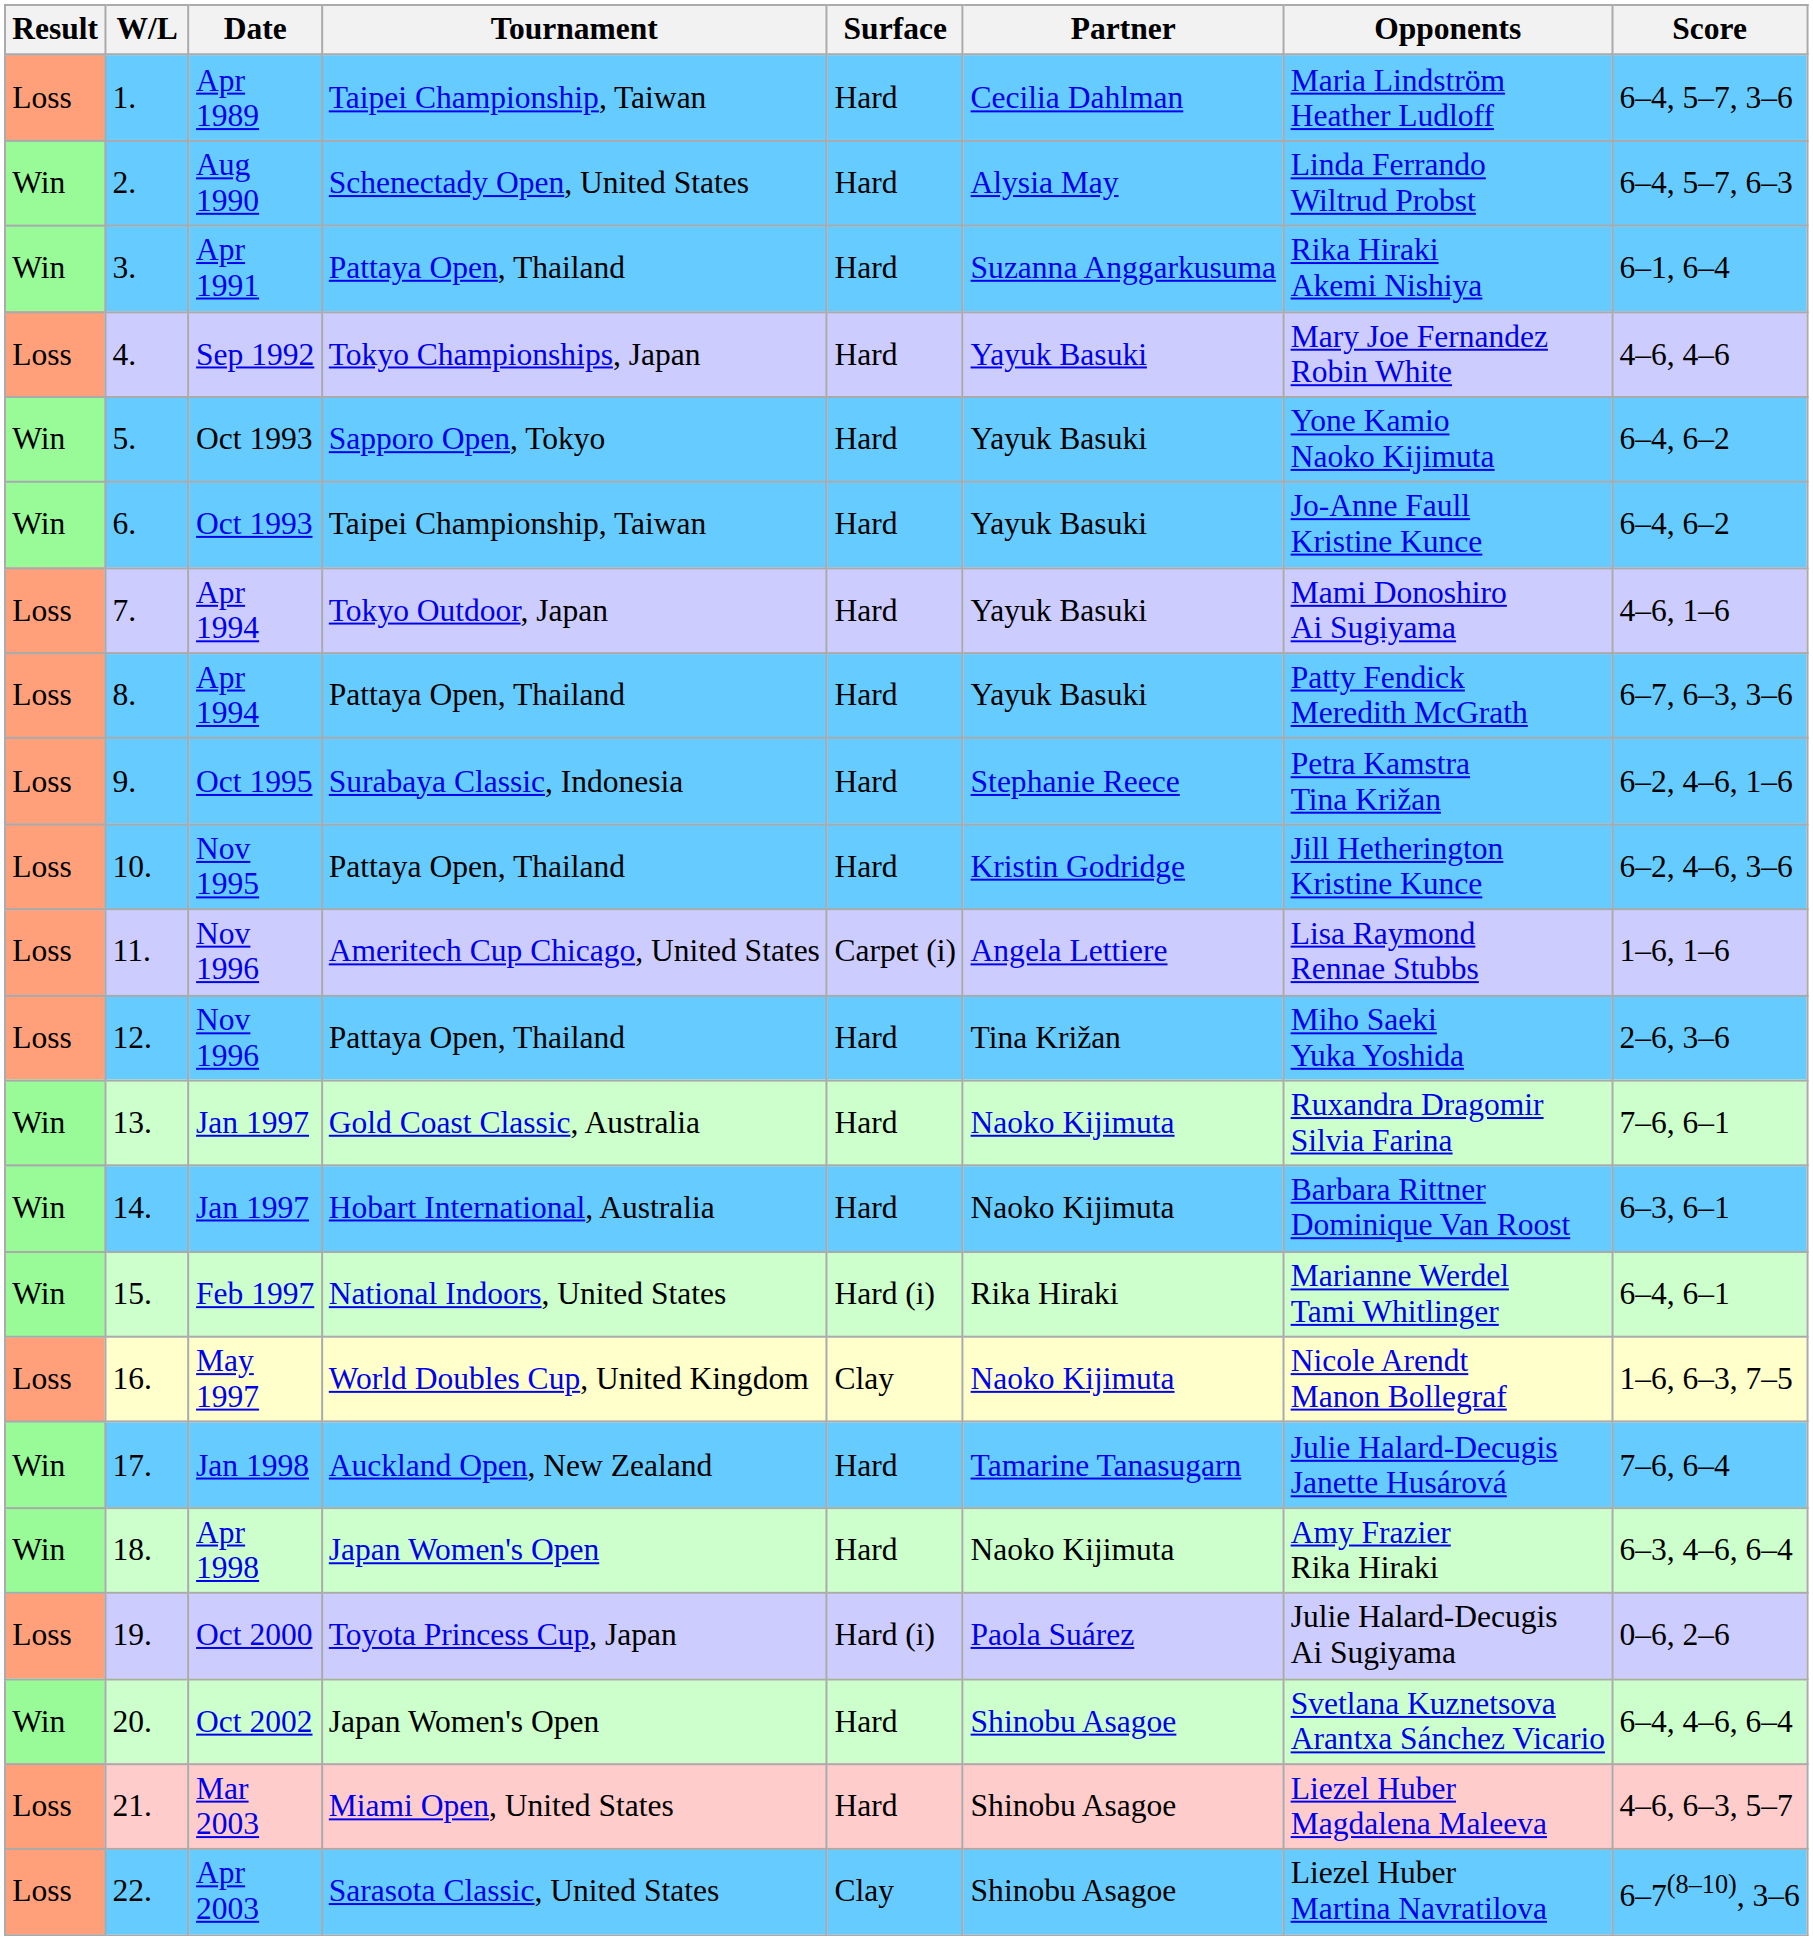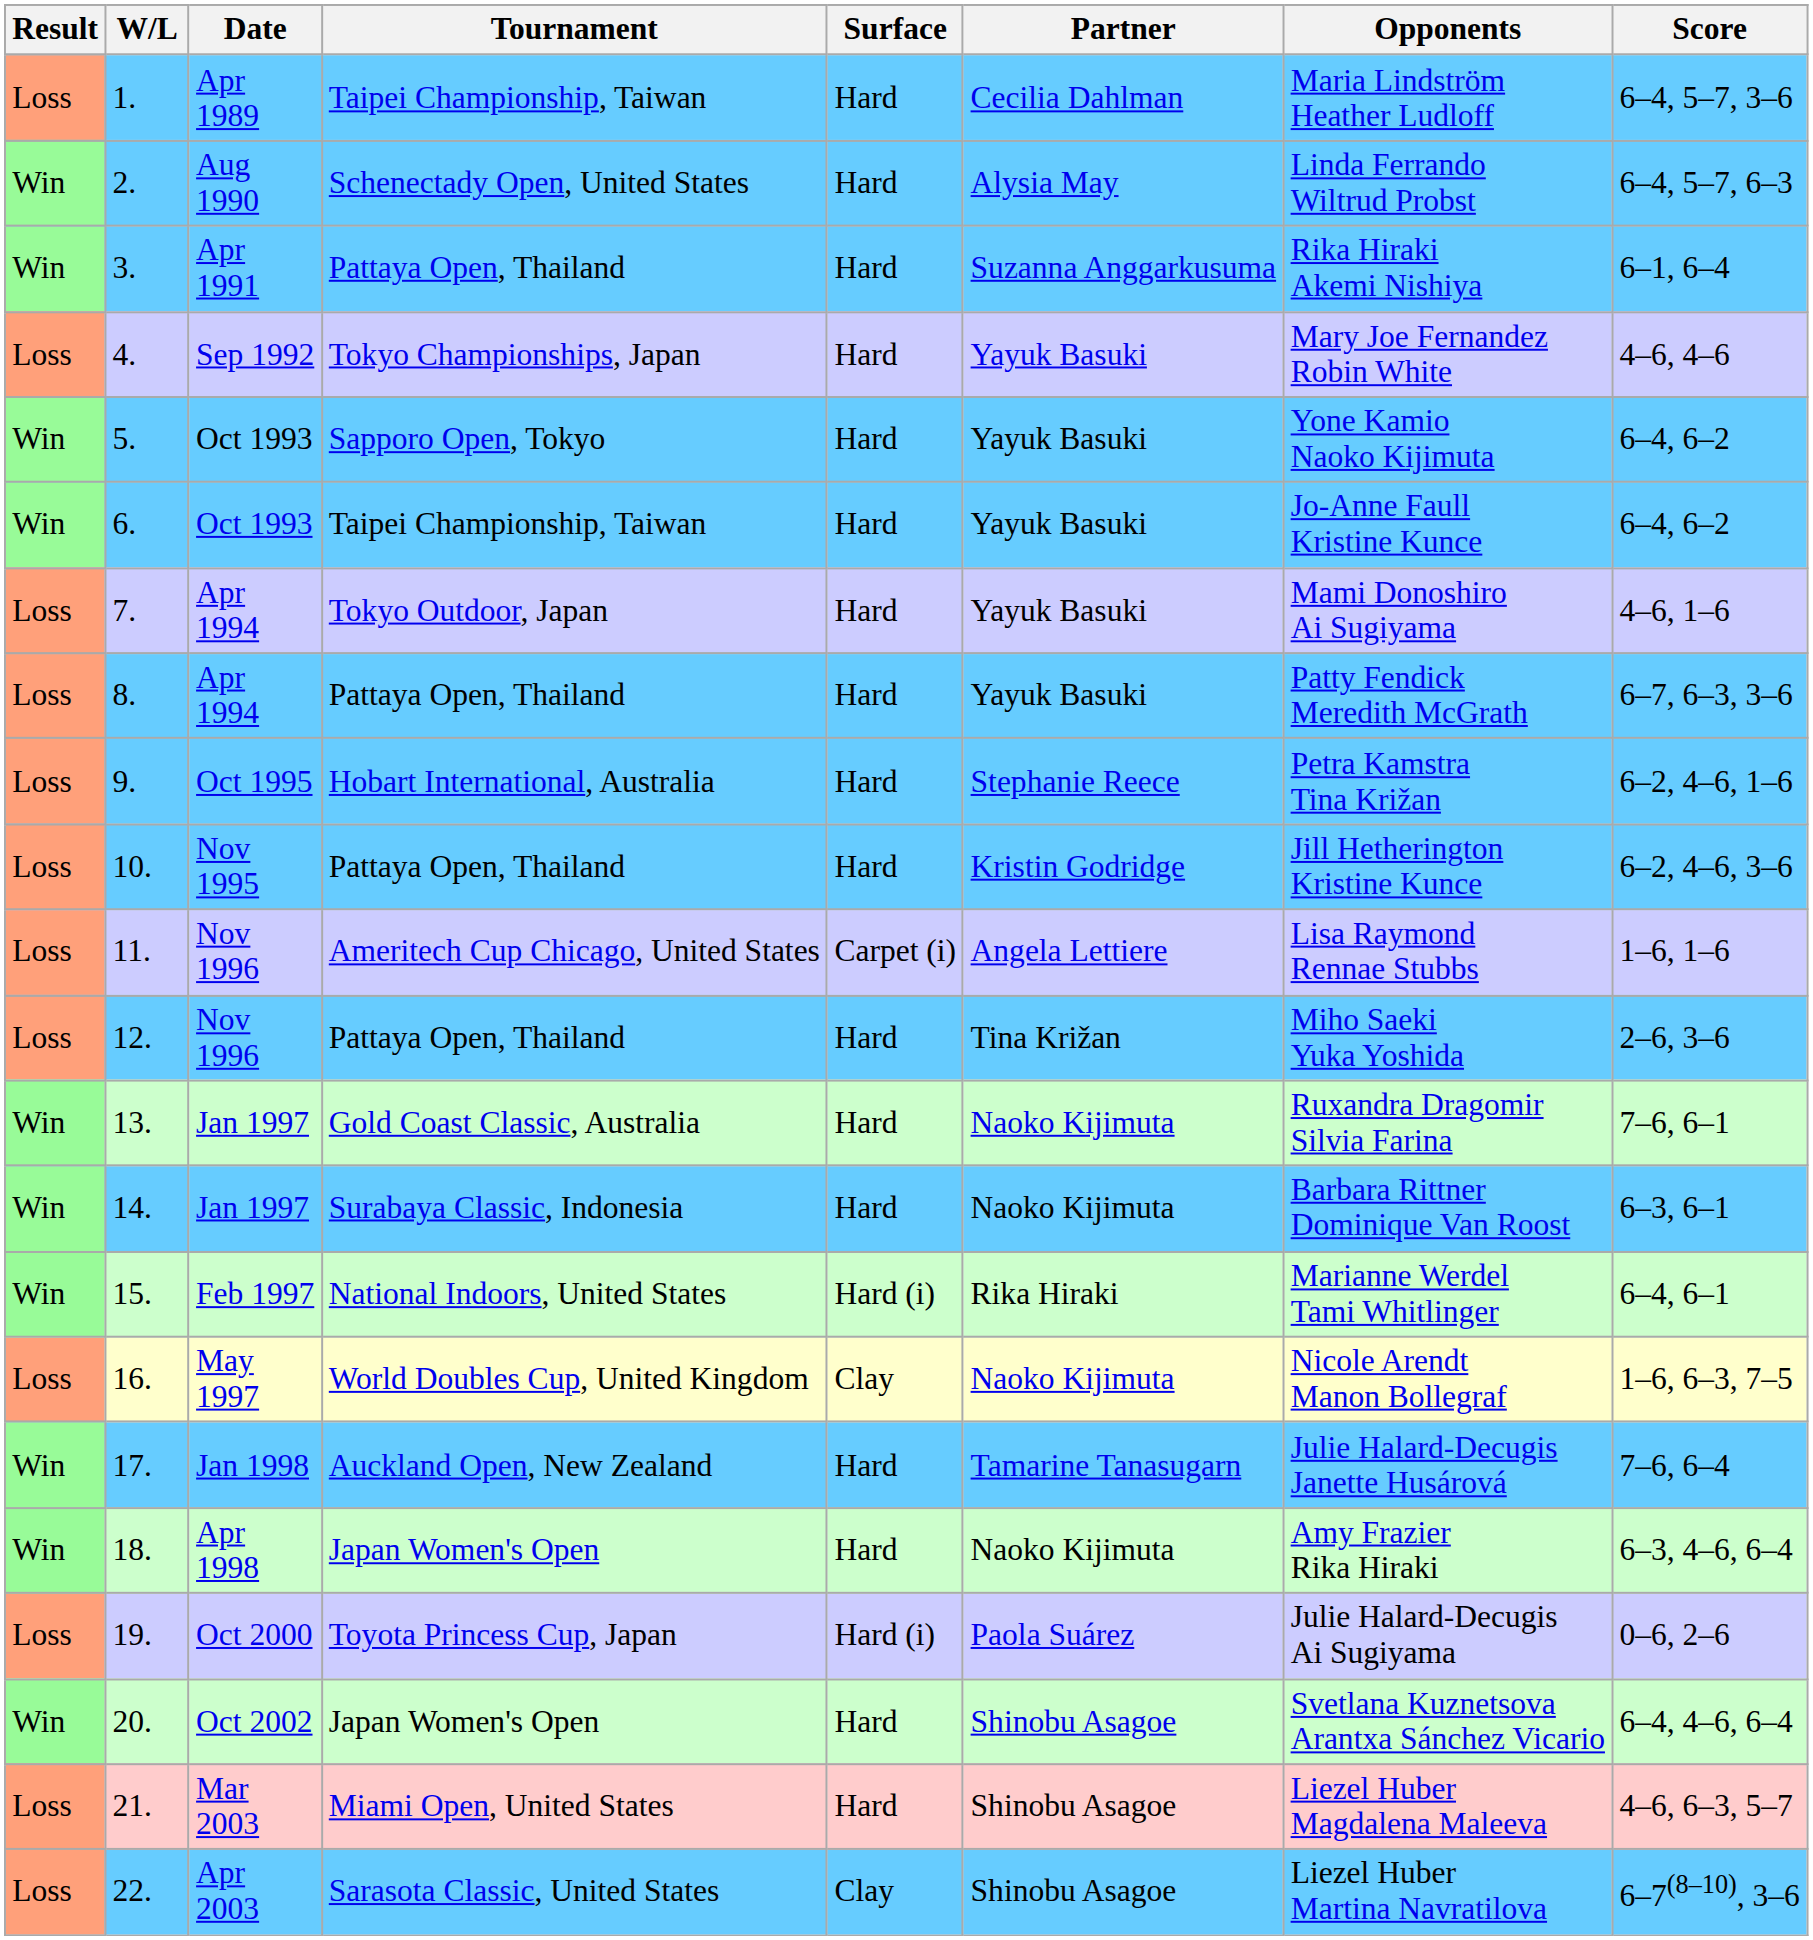(506, 780) Surabaya Classic, Indonesia -> (522, 780) Hobart International, Australia
(522, 1208) Hobart International, Australia -> (506, 1208) Surabaya Classic, Indonesia
